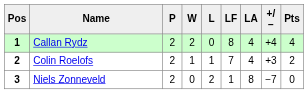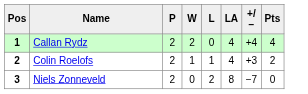- column: (231, 19)
